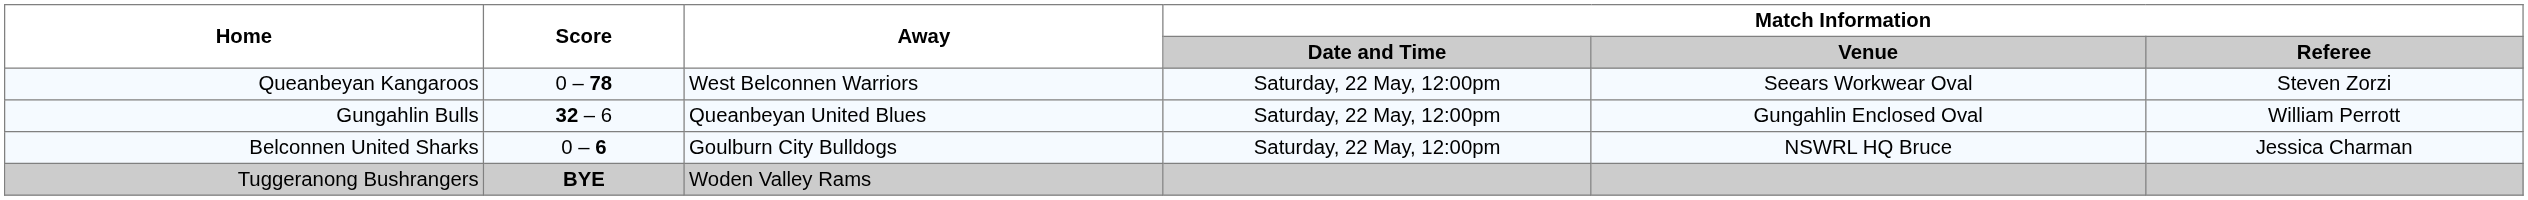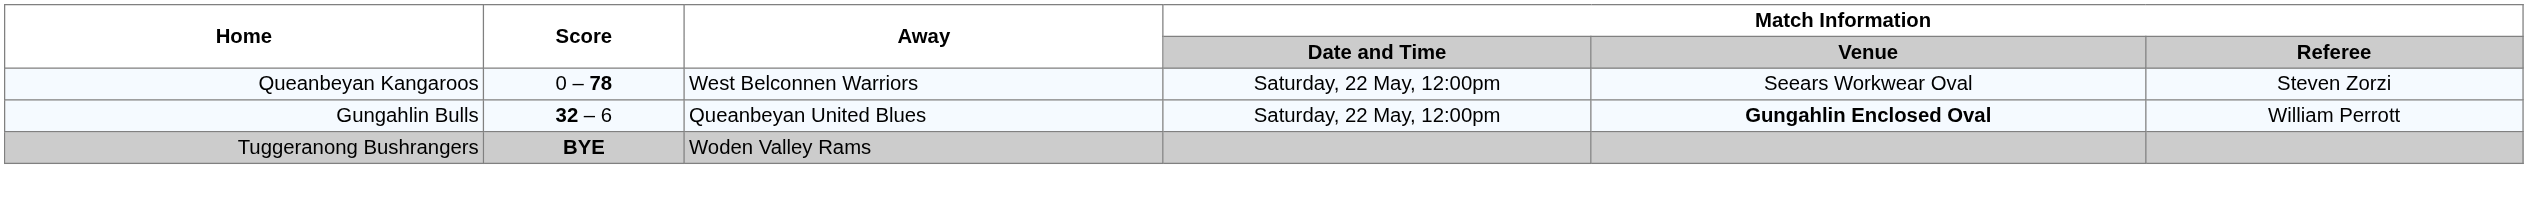(1868, 115) normal -> (1868, 115) bold
- row: (364, 147)
